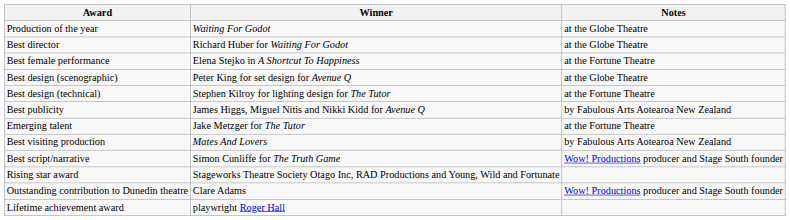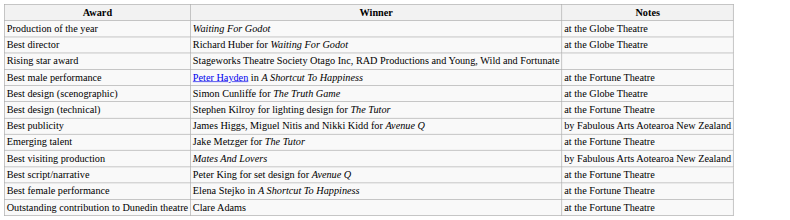rows swapped: (58, 61) <-> (43, 175)
+ row: (54, 77)
(272, 77) Peter King for set design for Avenue Q -> (267, 93) Simon Cunliffe for The Truth Game
(267, 158) Simon Cunliffe for The Truth Game -> (272, 175) Peter King for set design for Avenue Q
(674, 158) Wow! Productions producer and Stage South founder -> (609, 175) at the Fortune Theatre
(674, 191) Wow! Productions producer and Stage South founder -> (609, 207) at the Fortune Theatre
- row: (65, 207)
